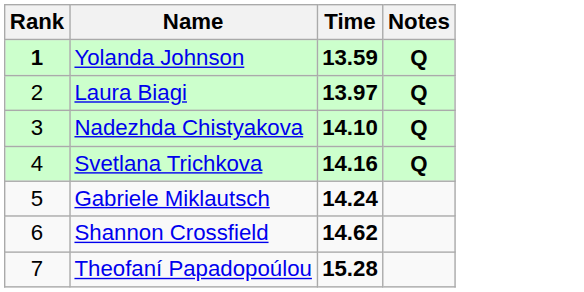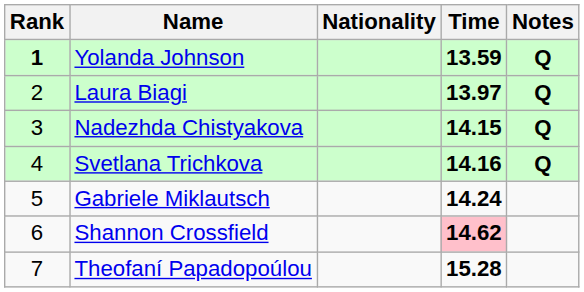+ column: (379, 22)
(350, 127) 14.10 -> (474, 127) 14.15
(350, 233) no background -> (474, 233) pink background
